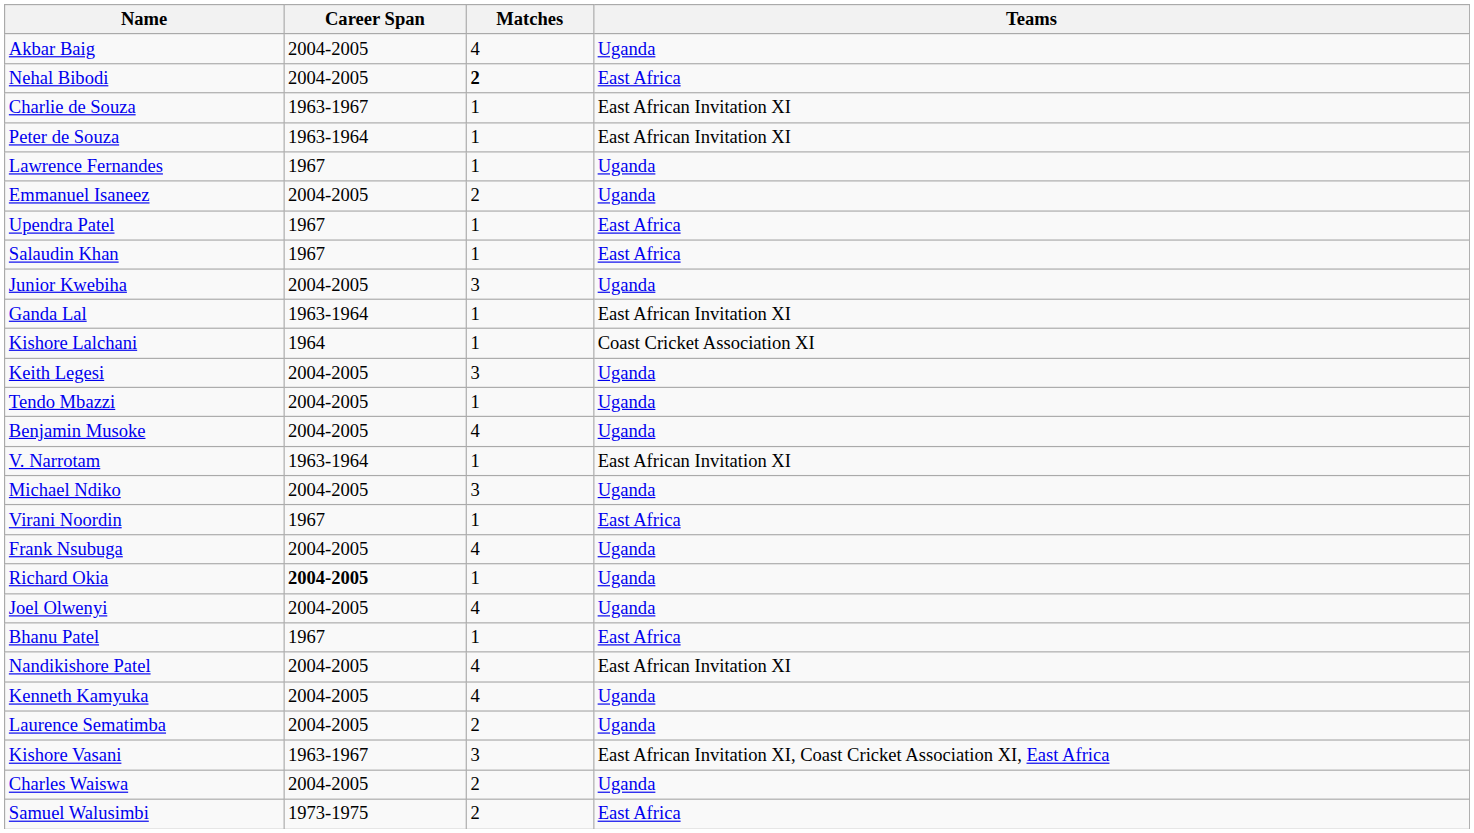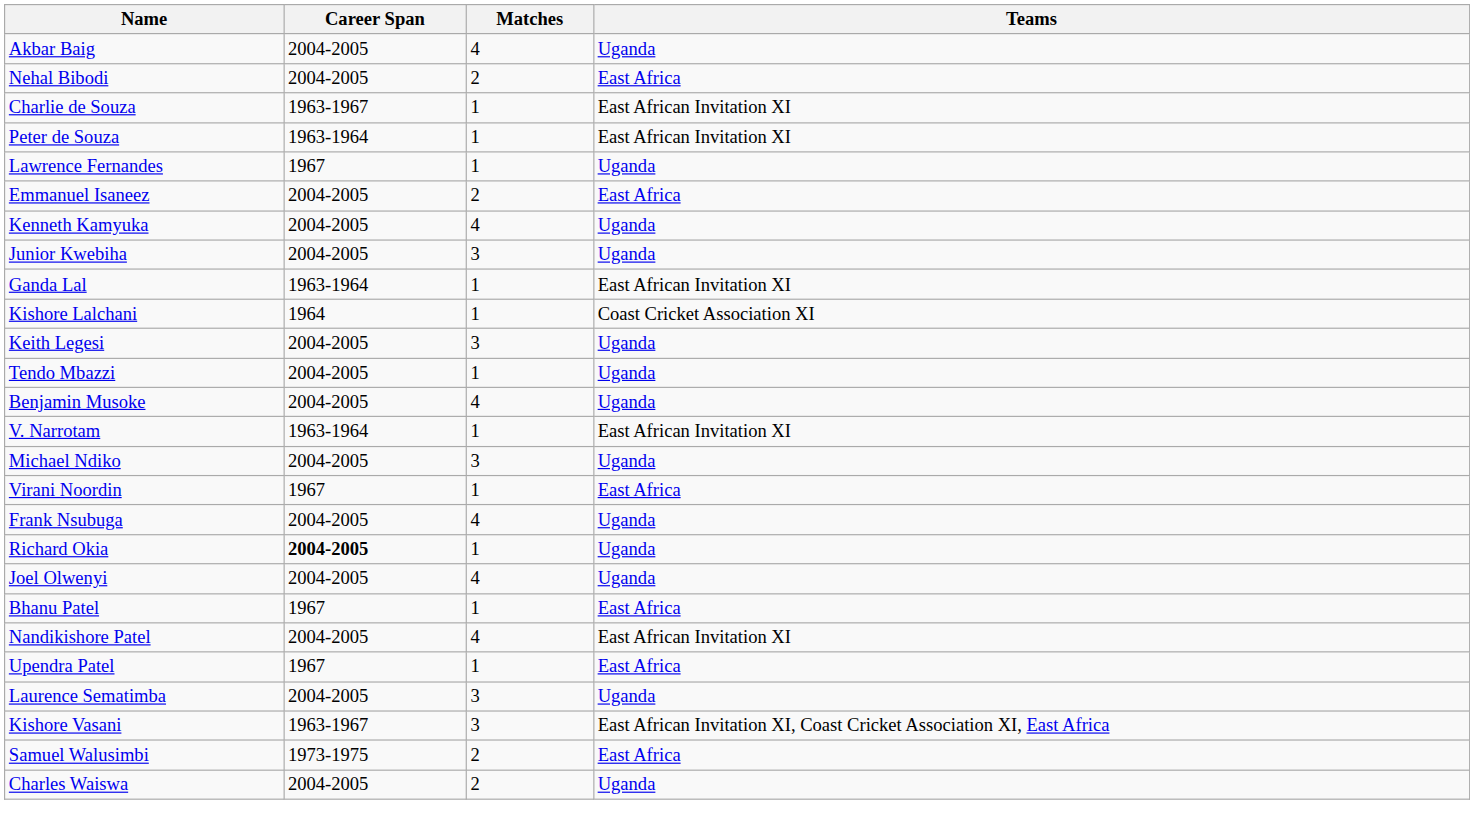(475, 78) bold -> (475, 78) normal
(627, 195) Uganda -> (639, 195) East Africa
rows swapped: (79, 696) <-> (62, 225)
- row: (64, 254)
(475, 725) 2 -> (475, 696) 3
rows swapped: (69, 784) <-> (79, 813)
